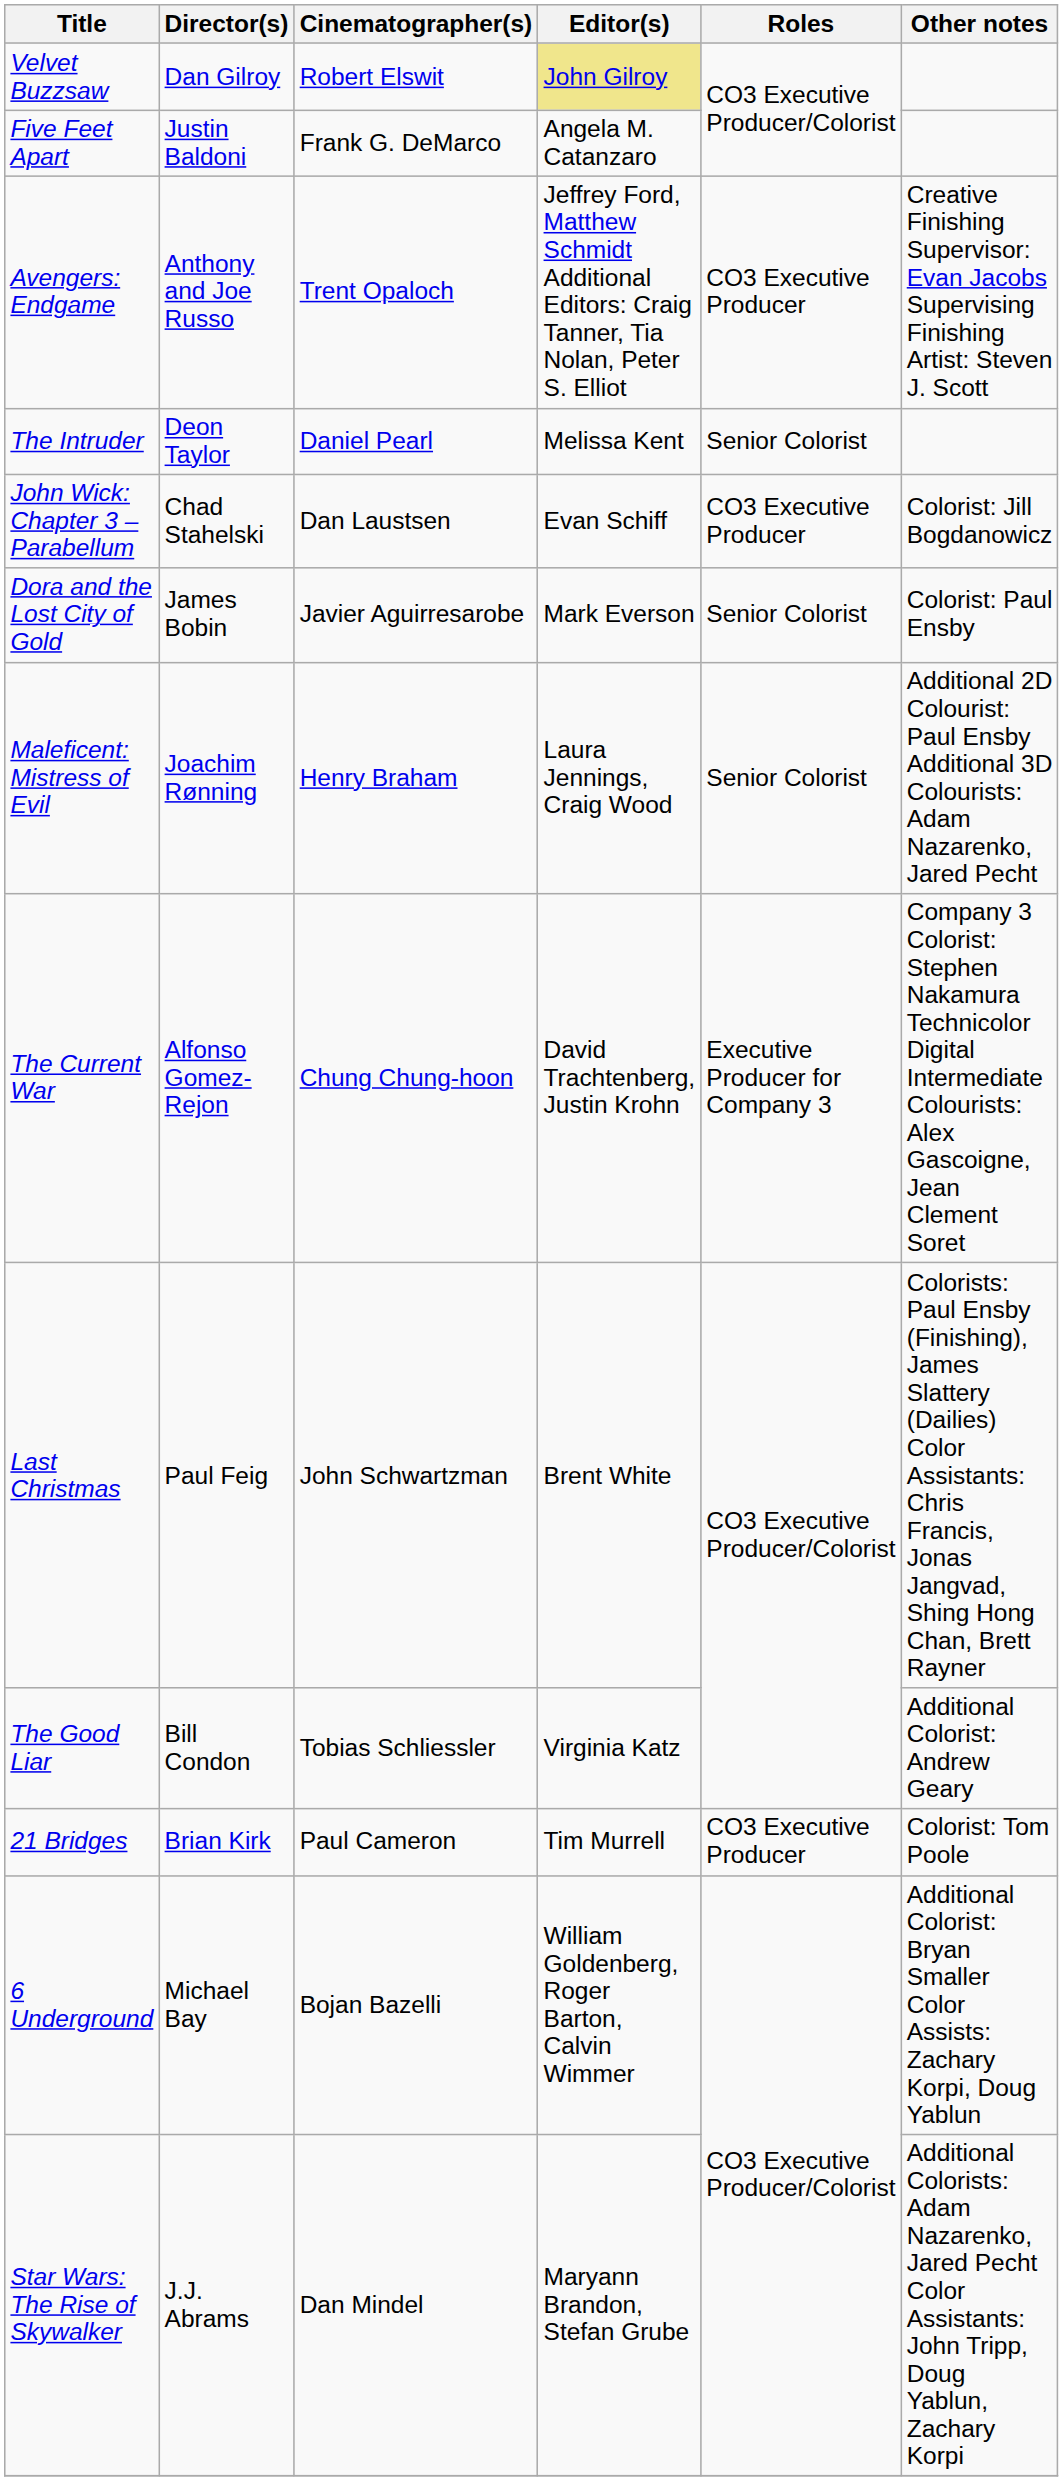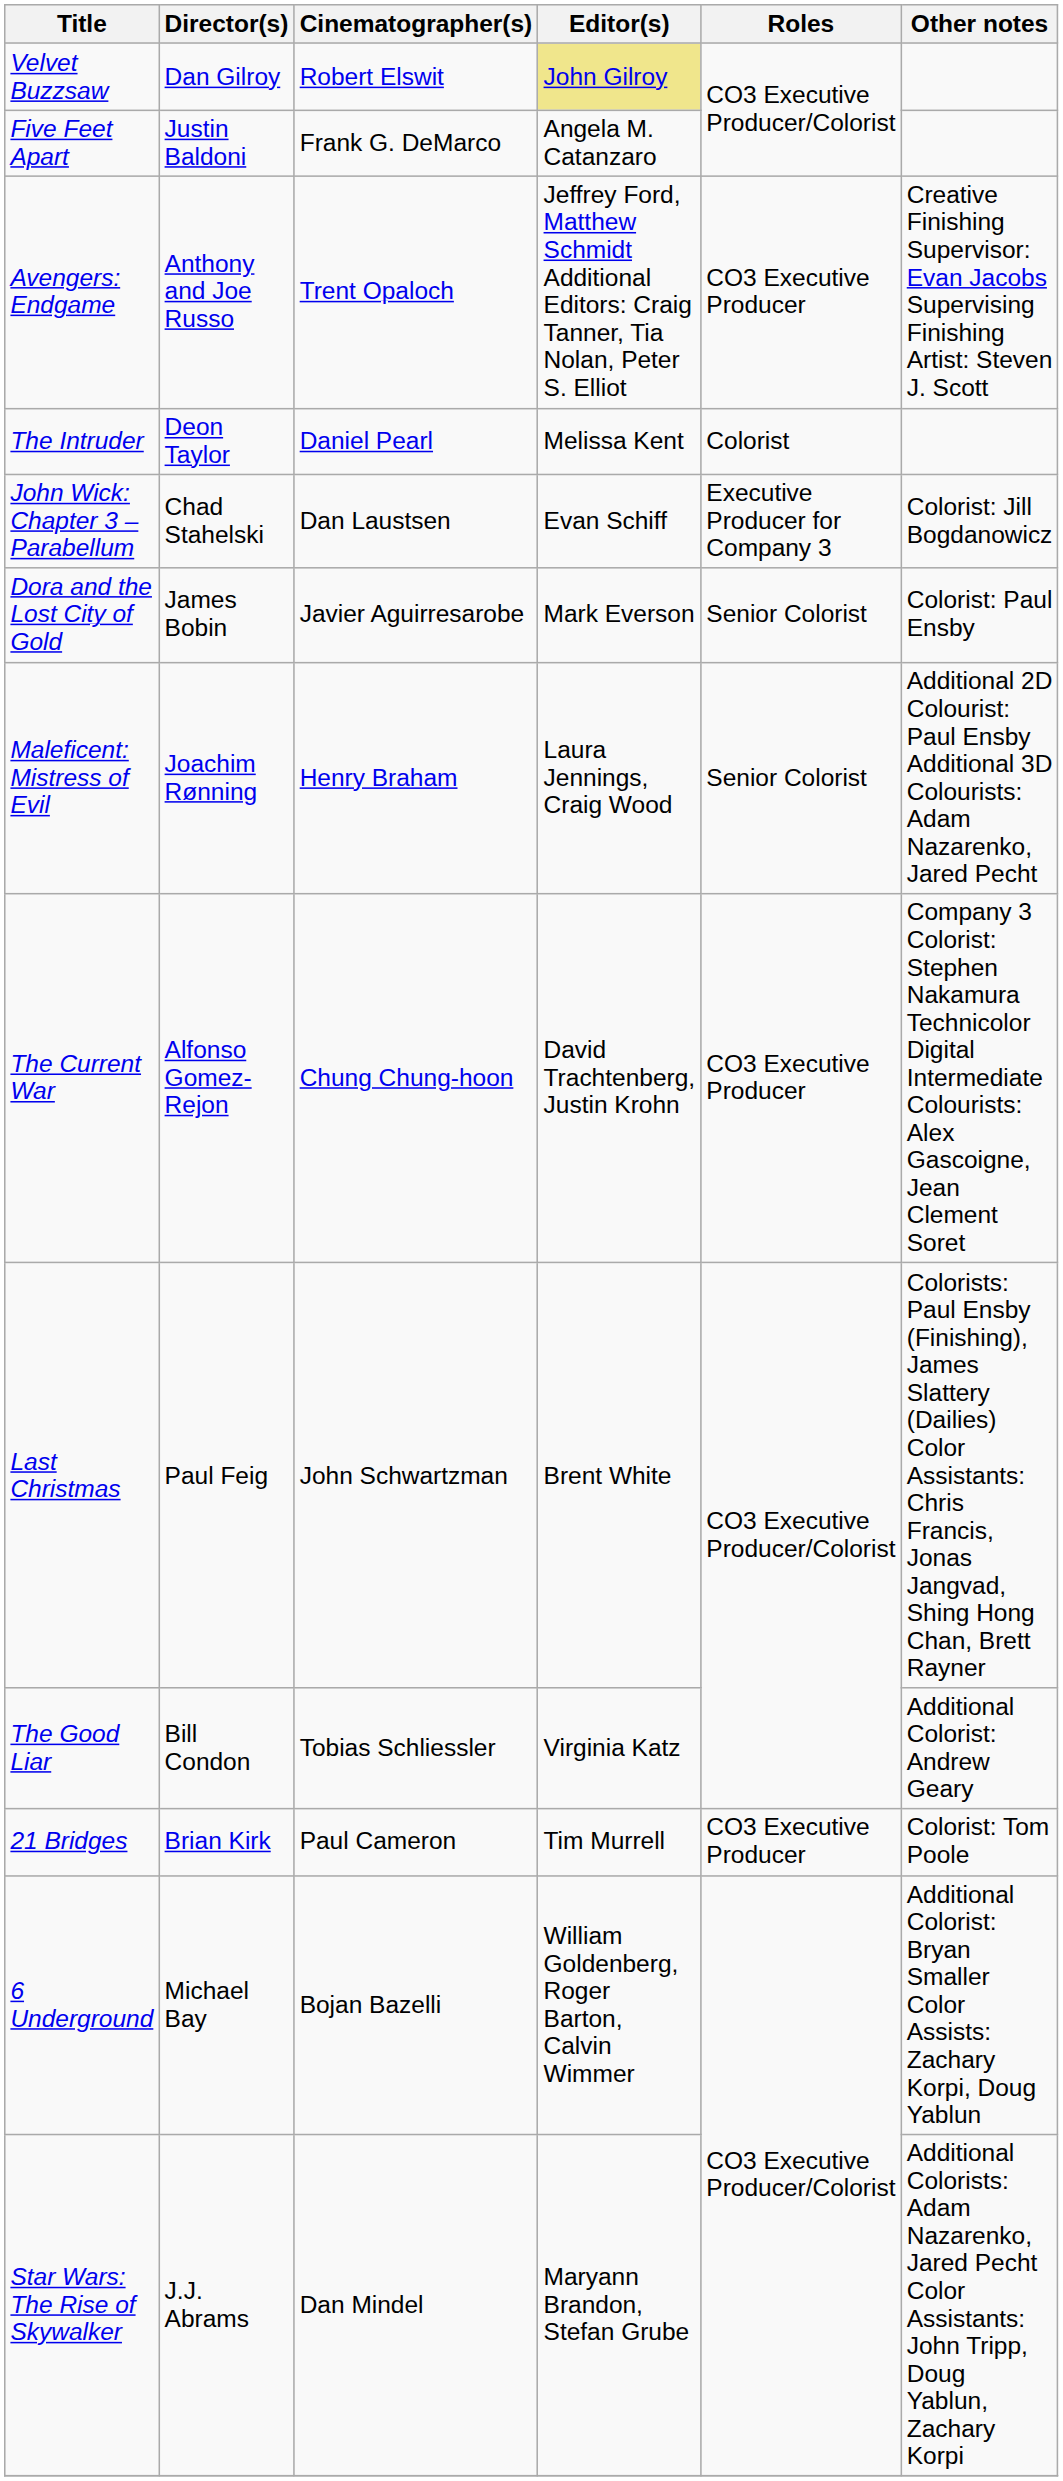(787, 440) Senior Colorist -> (748, 440) Colorist
(788, 520) CO3 Executive Producer -> (774, 520) Executive Producer for Company 3
(774, 1078) Executive Producer for Company 3 -> (788, 1078) CO3 Executive Producer
